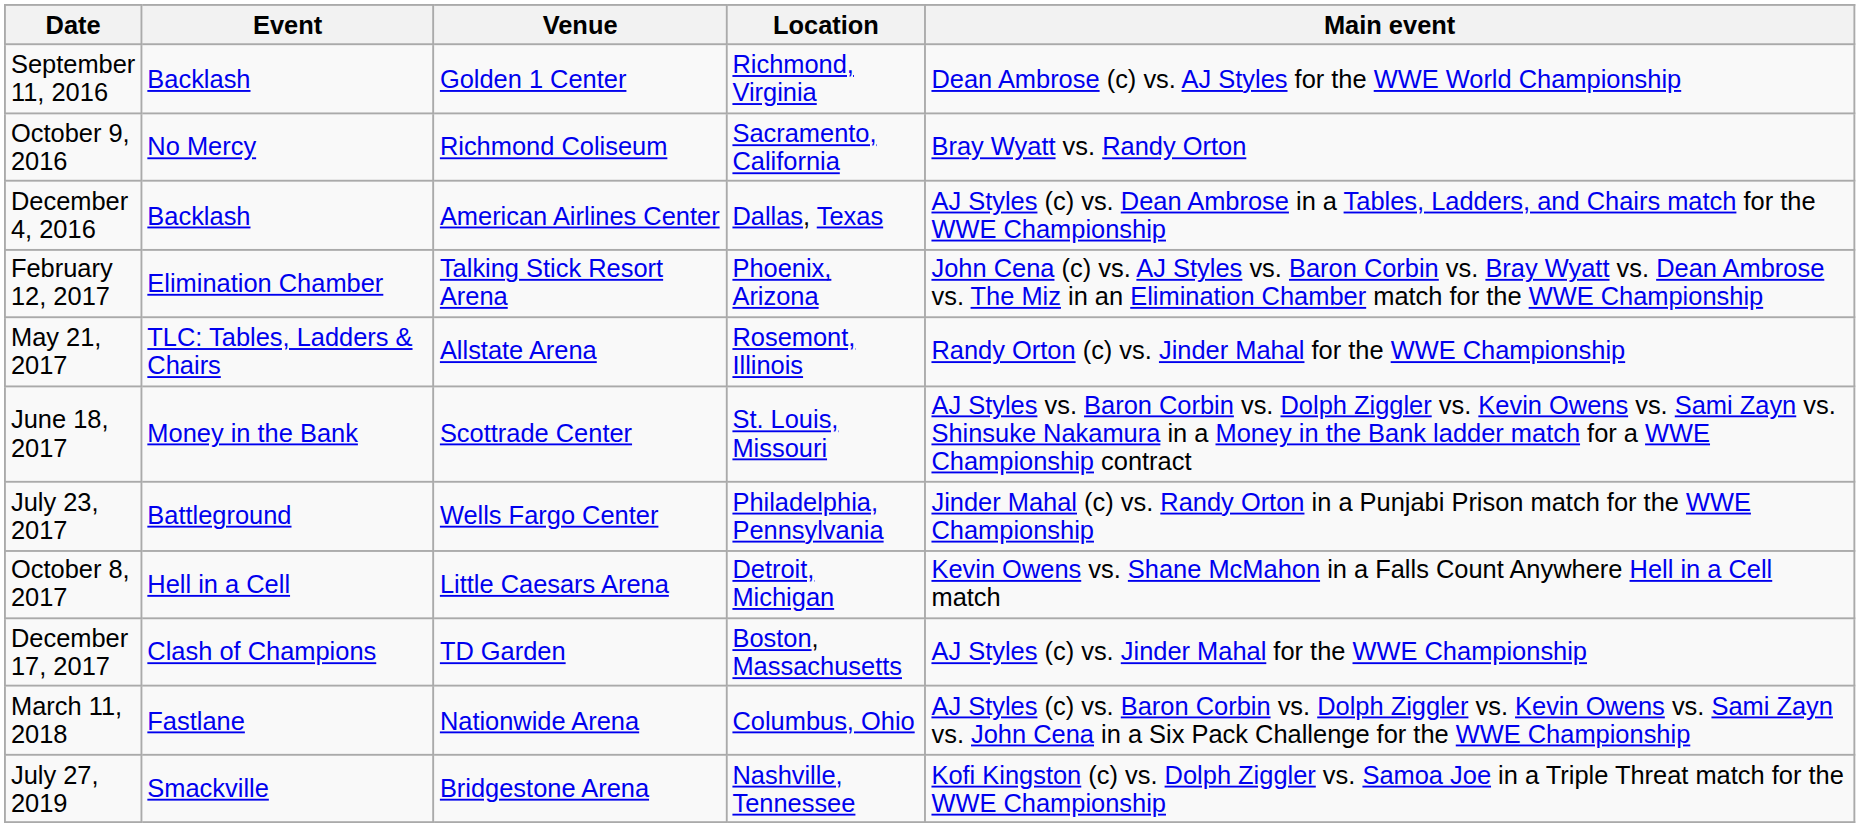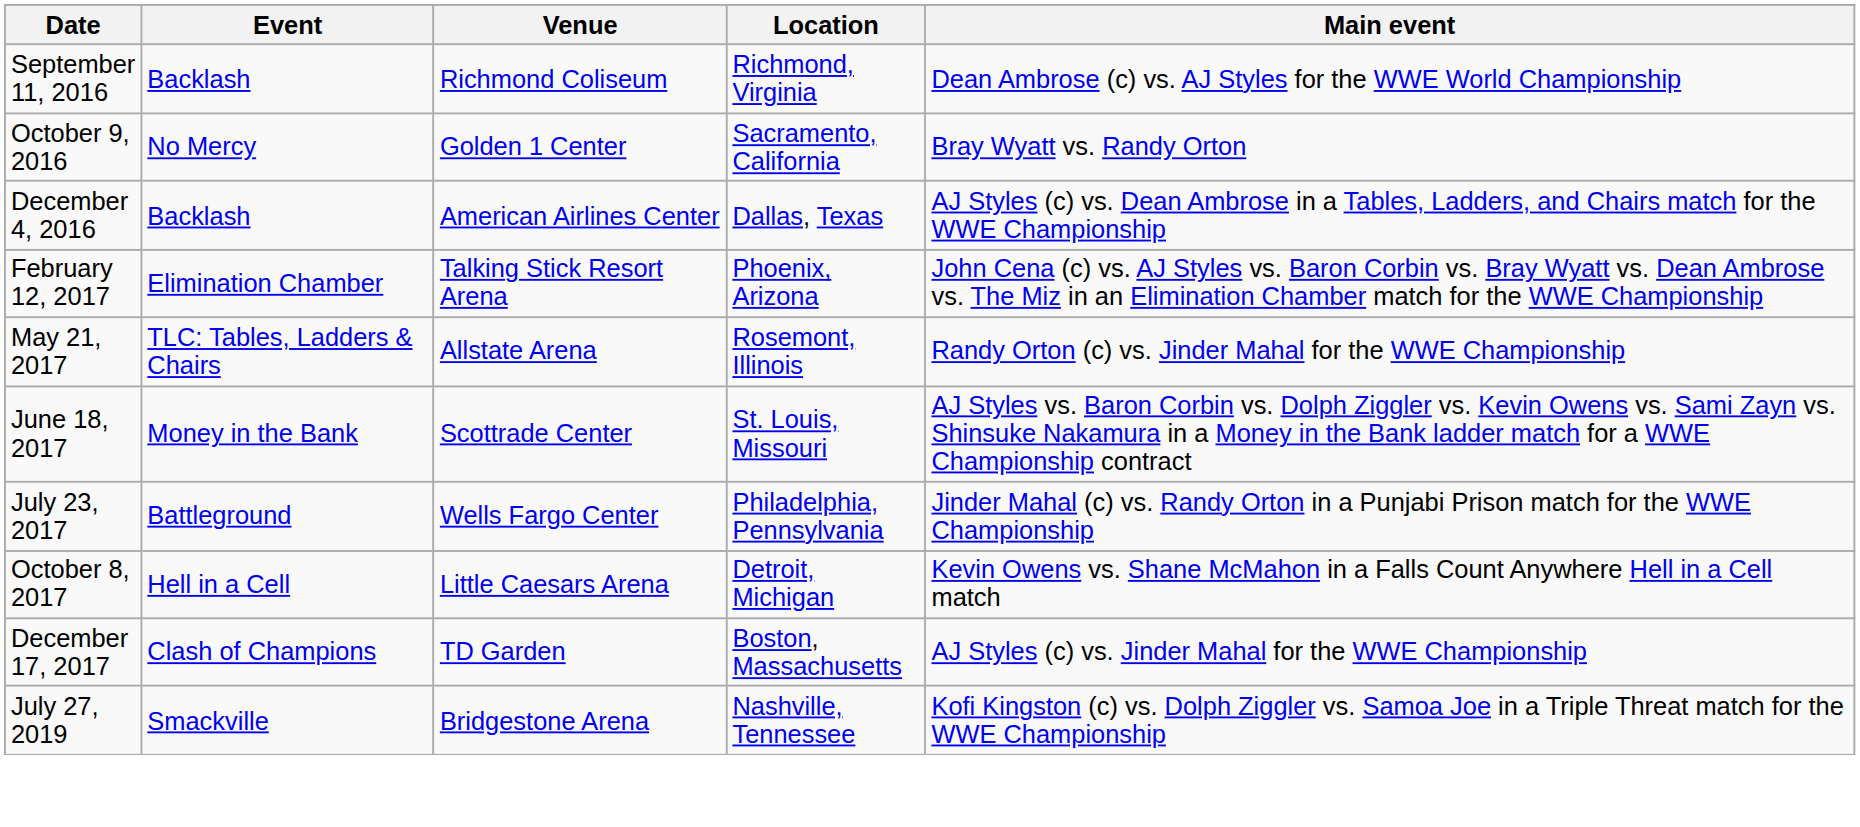(533, 79) Golden 1 Center -> (554, 79) Richmond Coliseum
(554, 147) Richmond Coliseum -> (533, 147) Golden 1 Center
- row: (67, 720)
